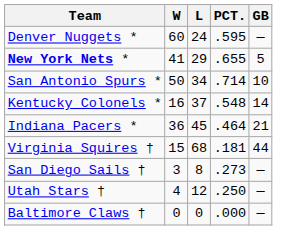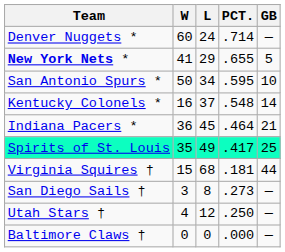(230, 38) .595 -> (238, 38) .714
(230, 82) .714 -> (238, 82) .595
+ row: (89, 148)
